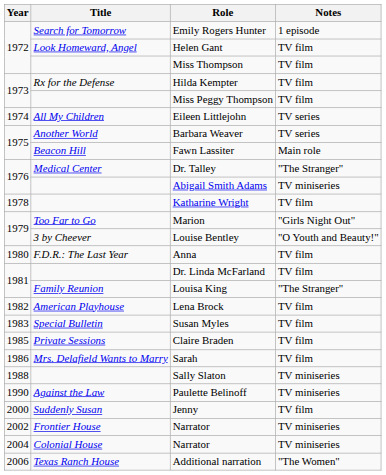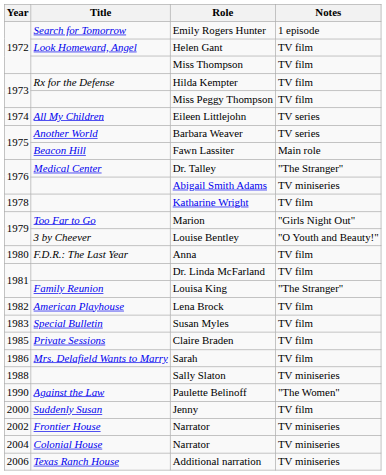(309, 392) TV miniseries -> (309, 392) "The Women"
(309, 461) "The Women" -> (309, 461) TV miniseries
